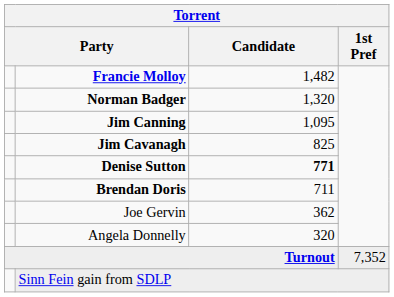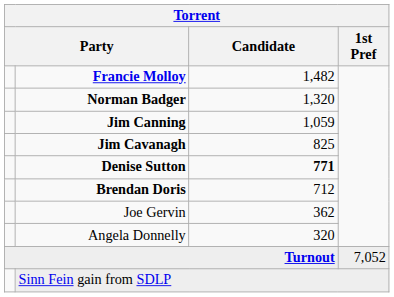(319, 122) 1,095 -> (319, 122) 1,059
(324, 189) 711 -> (324, 189) 712
(370, 257) 7,352 -> (370, 257) 7,052
